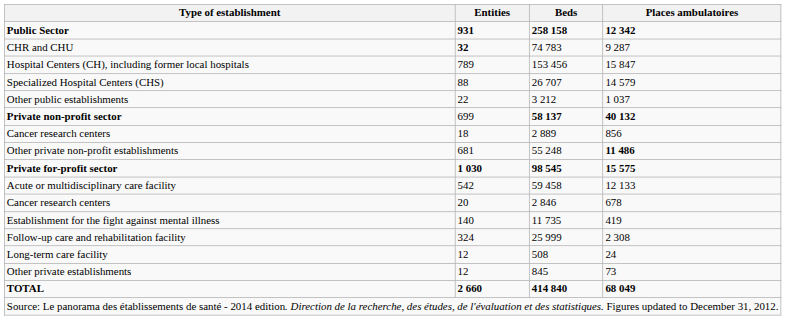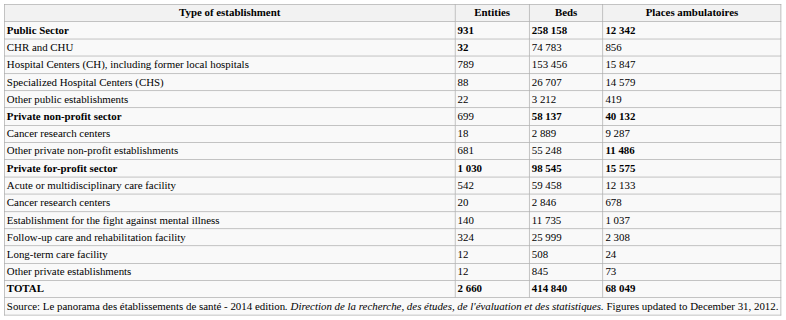(618, 47) 9 287 -> (614, 47) 856
(618, 99) 1 037 -> (614, 99) 419
(614, 133) 856 -> (618, 133) 9 287
(614, 220) 419 -> (618, 220) 1 037
